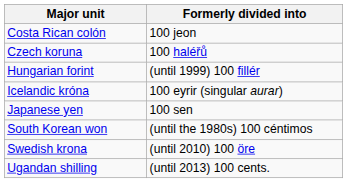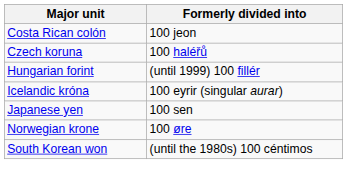+ row: (53, 129)
- row: (47, 149)
- row: (52, 168)
